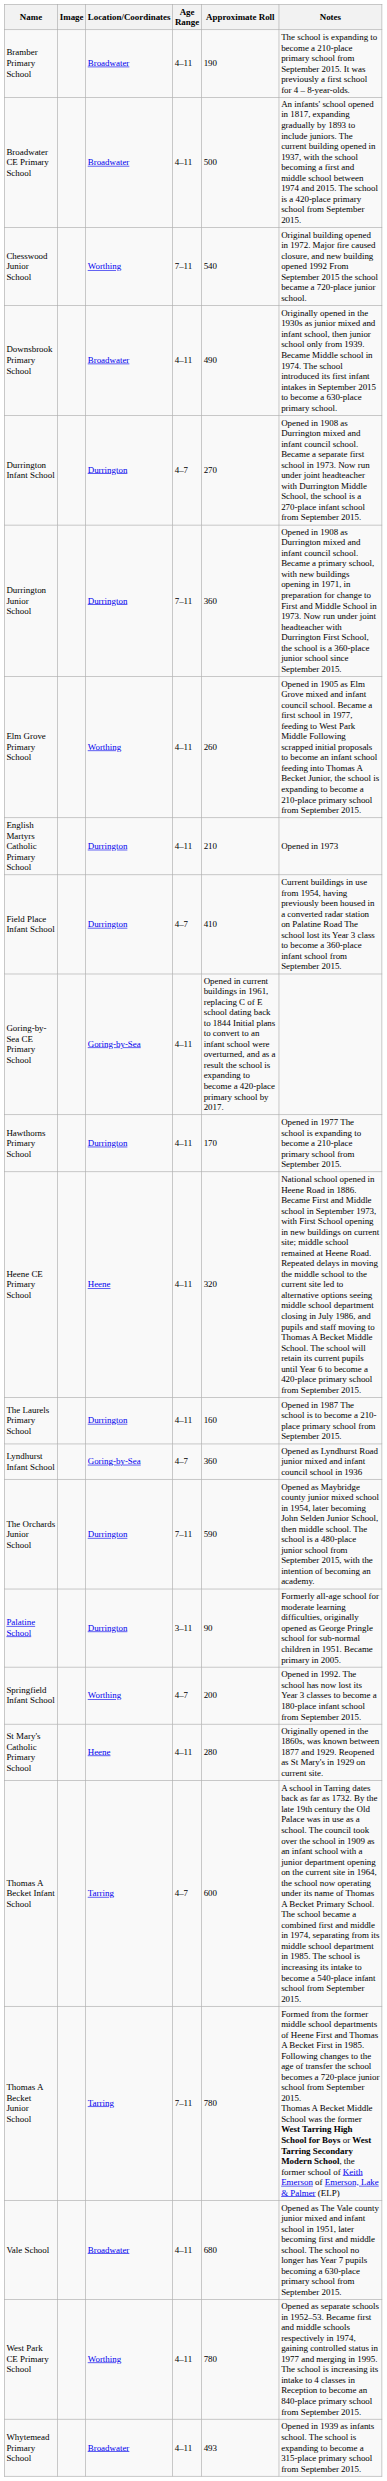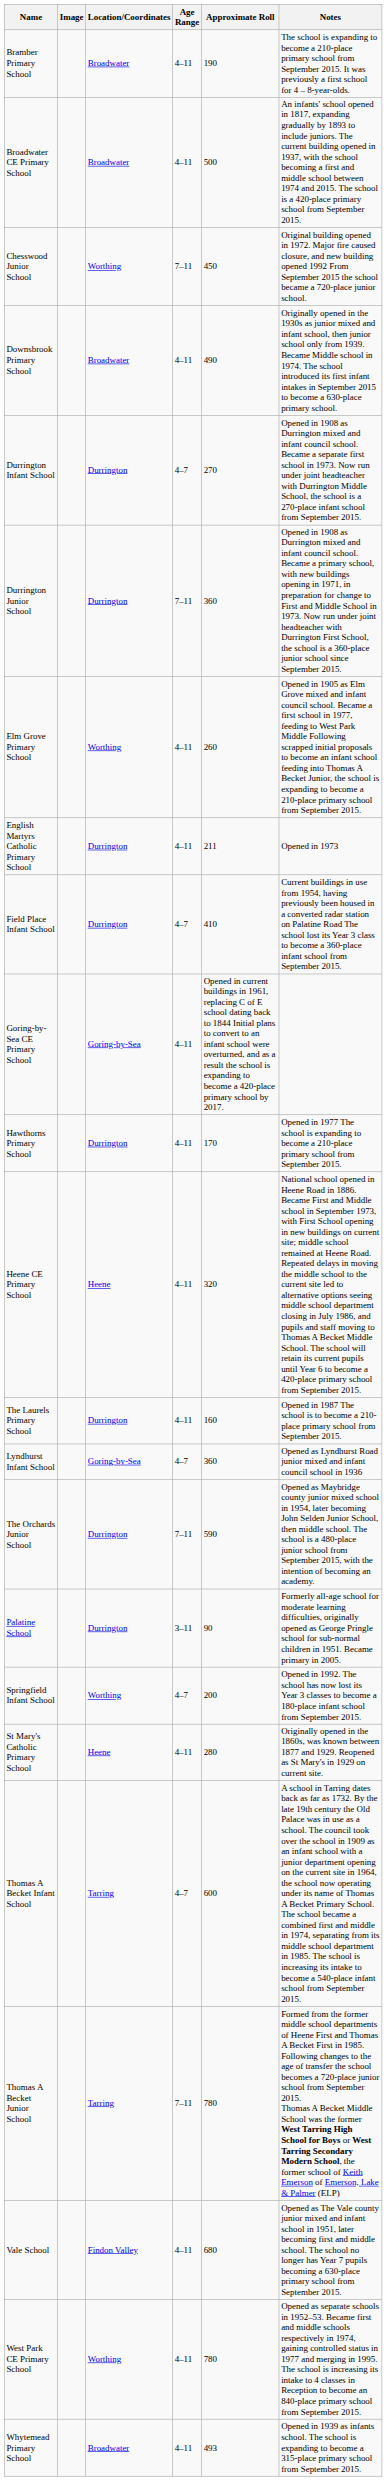(210, 267) 540 -> (210, 267) 450
(210, 846) 210 -> (210, 846) 211
(109, 2250) Broadwater -> (113, 2250) Findon Valley
